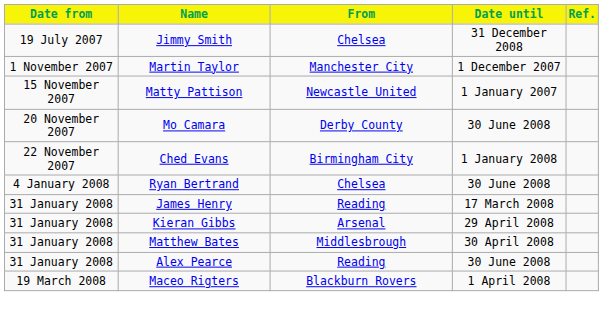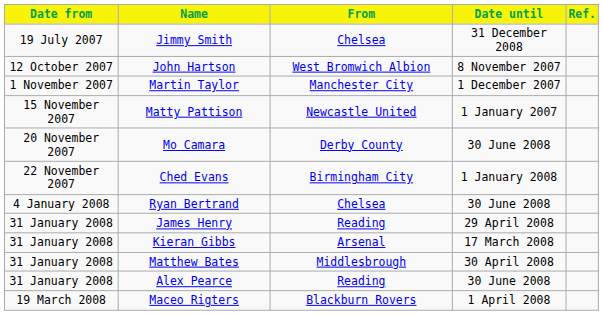+ row: (194, 66)
(509, 204) 17 March 2008 -> (509, 223) 29 April 2008
(509, 223) 29 April 2008 -> (509, 242) 17 March 2008
